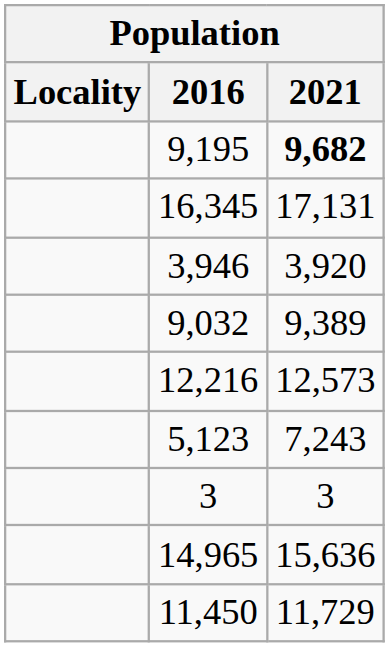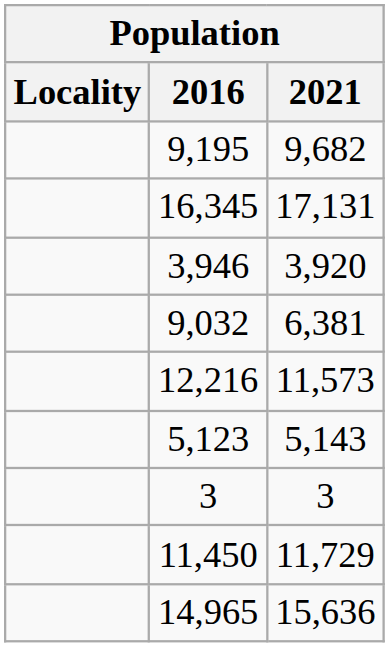(325, 149) bold -> (325, 149) normal
(325, 322) 9,389 -> (325, 322) 6,381
(325, 380) 12,573 -> (325, 380) 11,573
(325, 438) 7,243 -> (325, 438) 5,143
rows swapped: (208, 611) <-> (208, 554)
